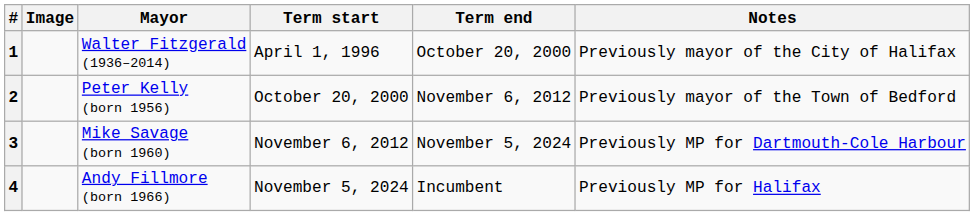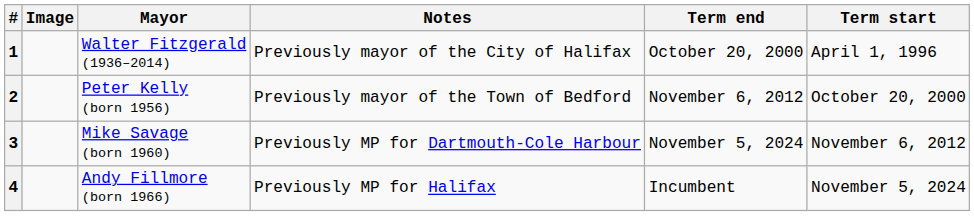columns swapped: (331, 18) <-> (772, 18)
